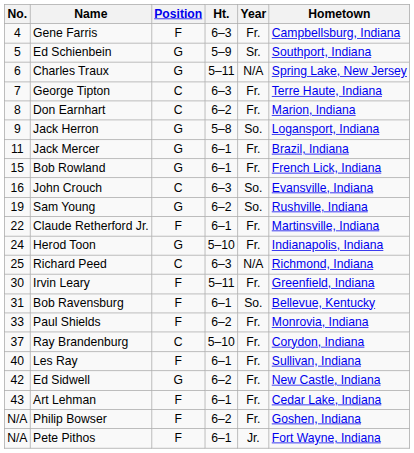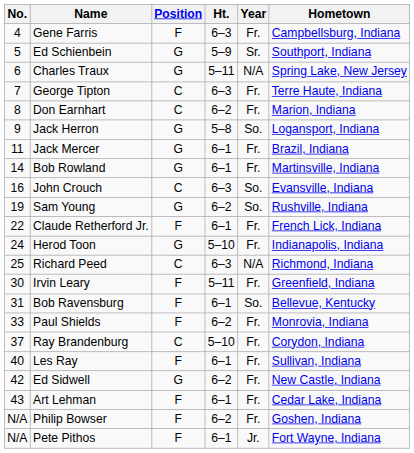(17, 168) 15 -> (17, 168) 14
(327, 168) French Lick, Indiana -> (326, 168) Martinsville, Indiana
(326, 226) Martinsville, Indiana -> (327, 226) French Lick, Indiana
